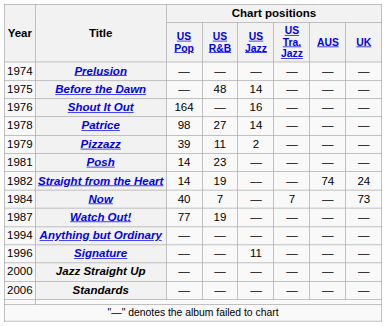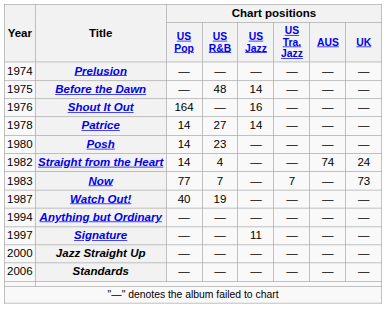(184, 126) 98 -> (184, 126) 14
- row: (101, 144)
(20, 162) 1981 -> (20, 144) 1980
(220, 180) 19 -> (220, 162) 4
(20, 199) 1984 -> (20, 180) 1983
(184, 199) 40 -> (184, 180) 77
(184, 217) 77 -> (184, 199) 40
(20, 254) 1996 -> (20, 235) 1997
